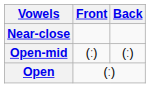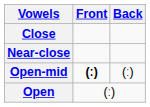+ row: (39, 33)
(92, 53) normal -> (92, 72) bold
